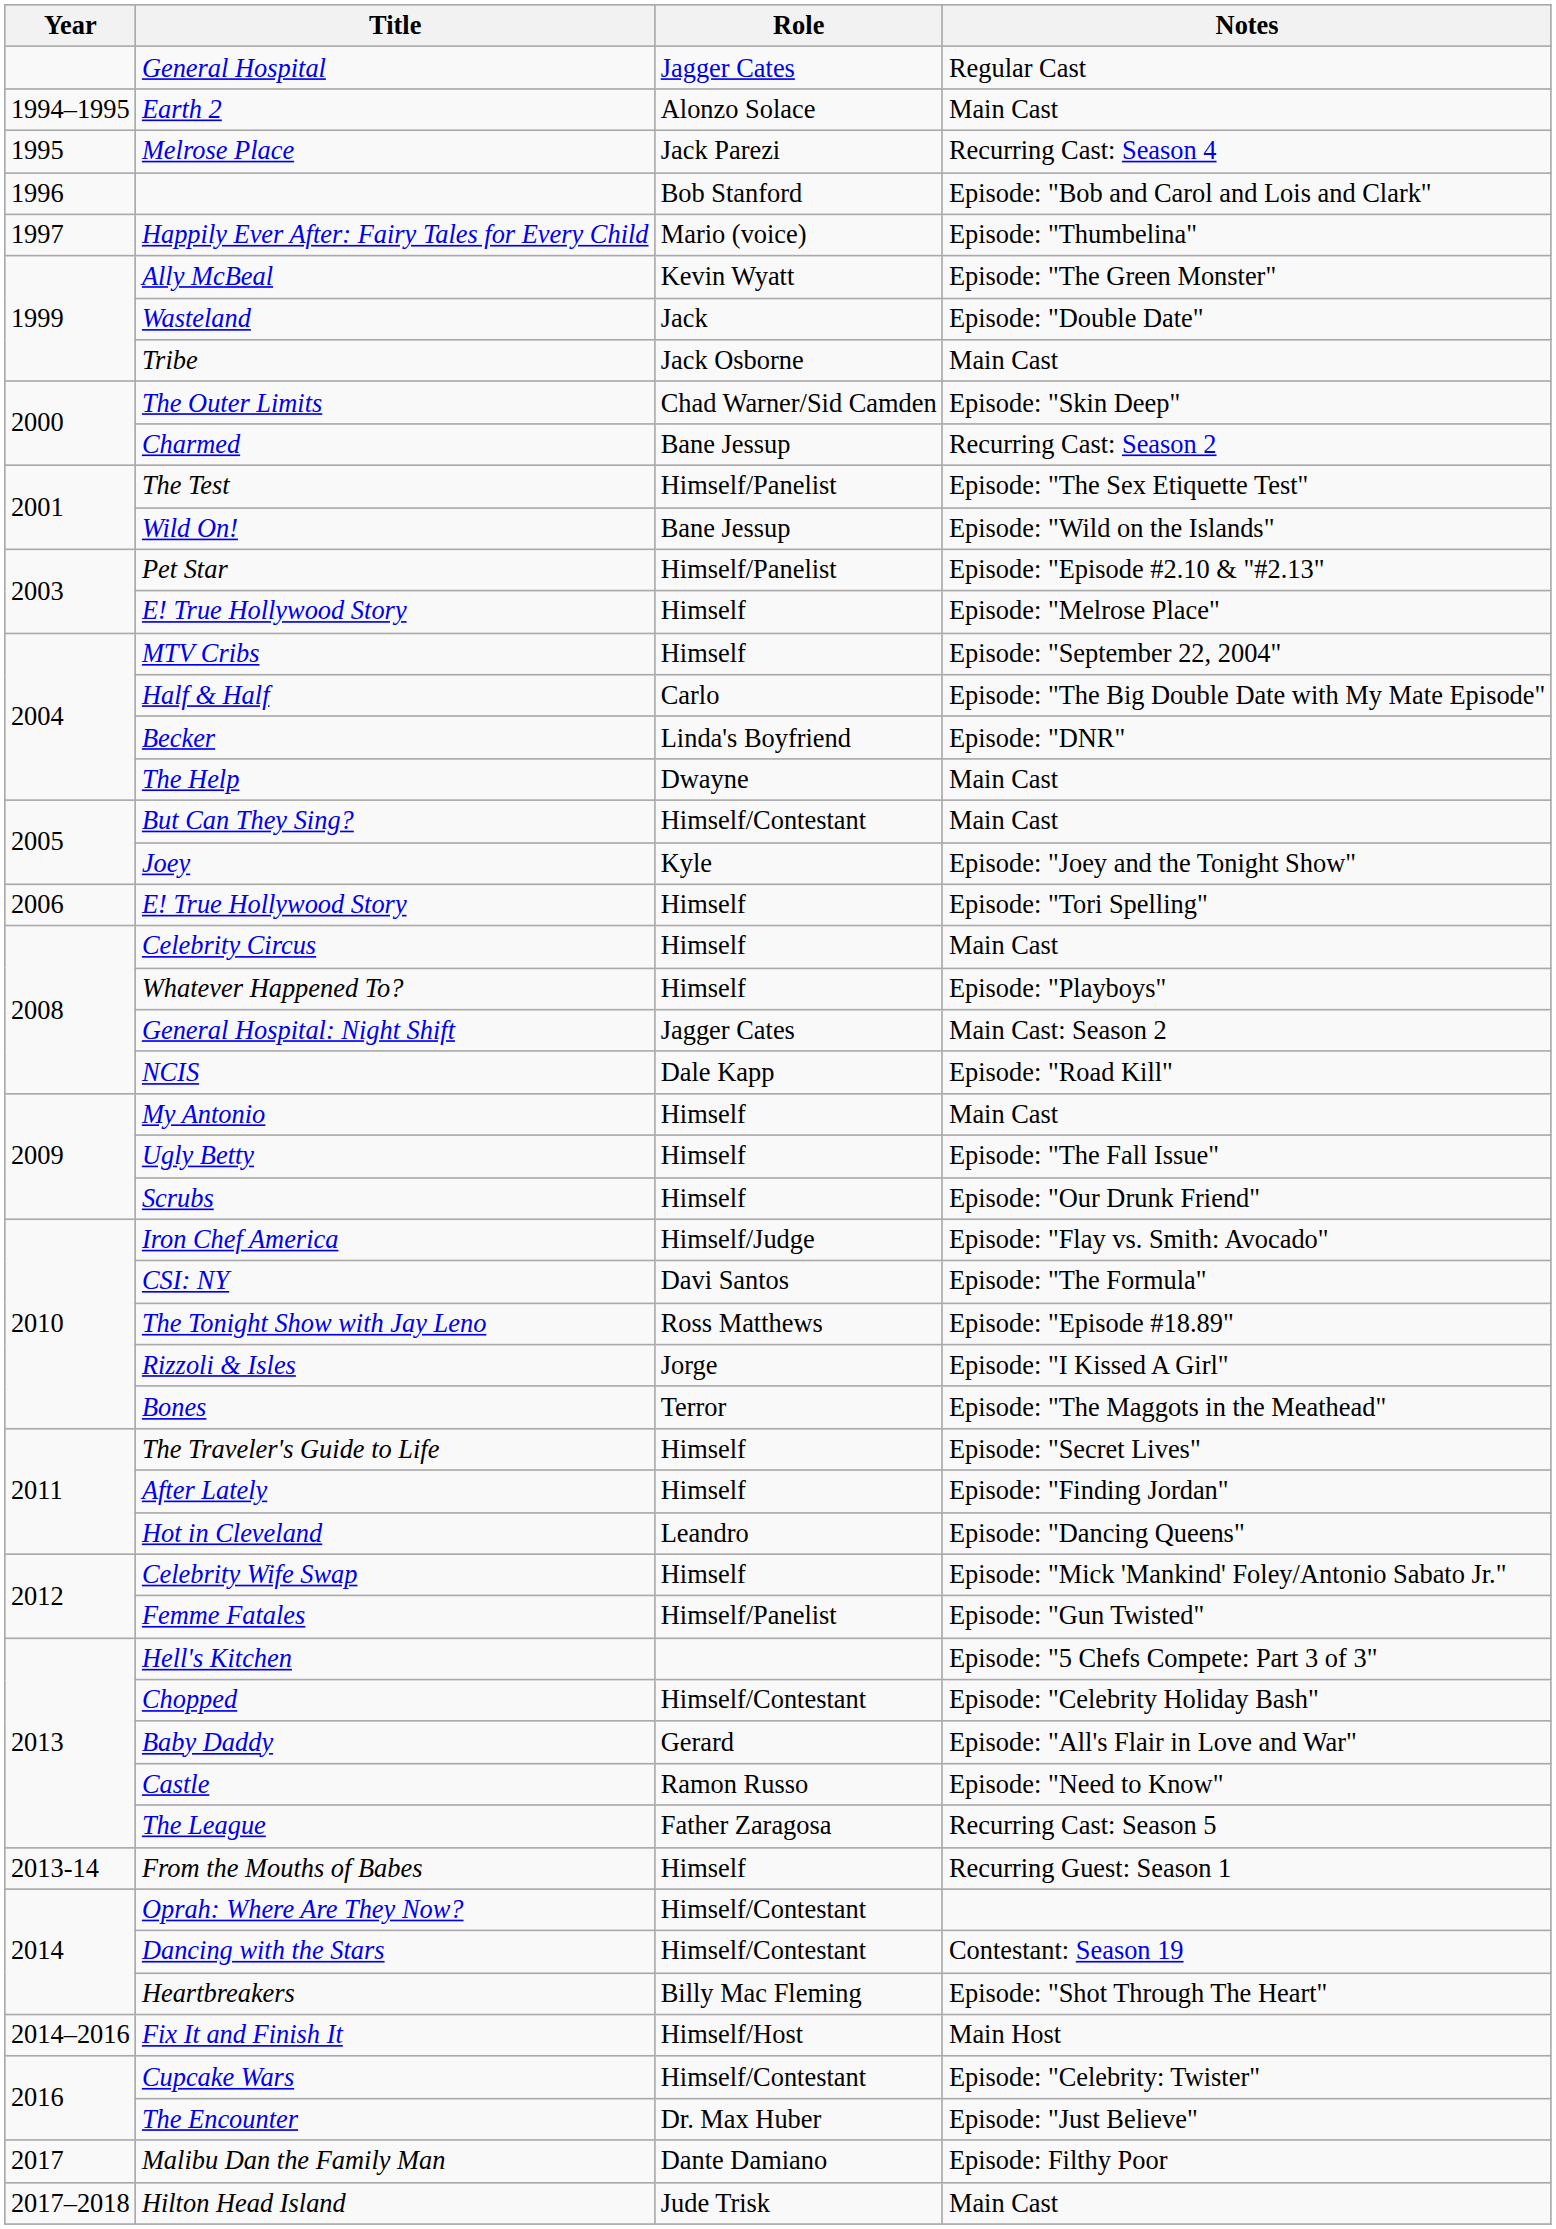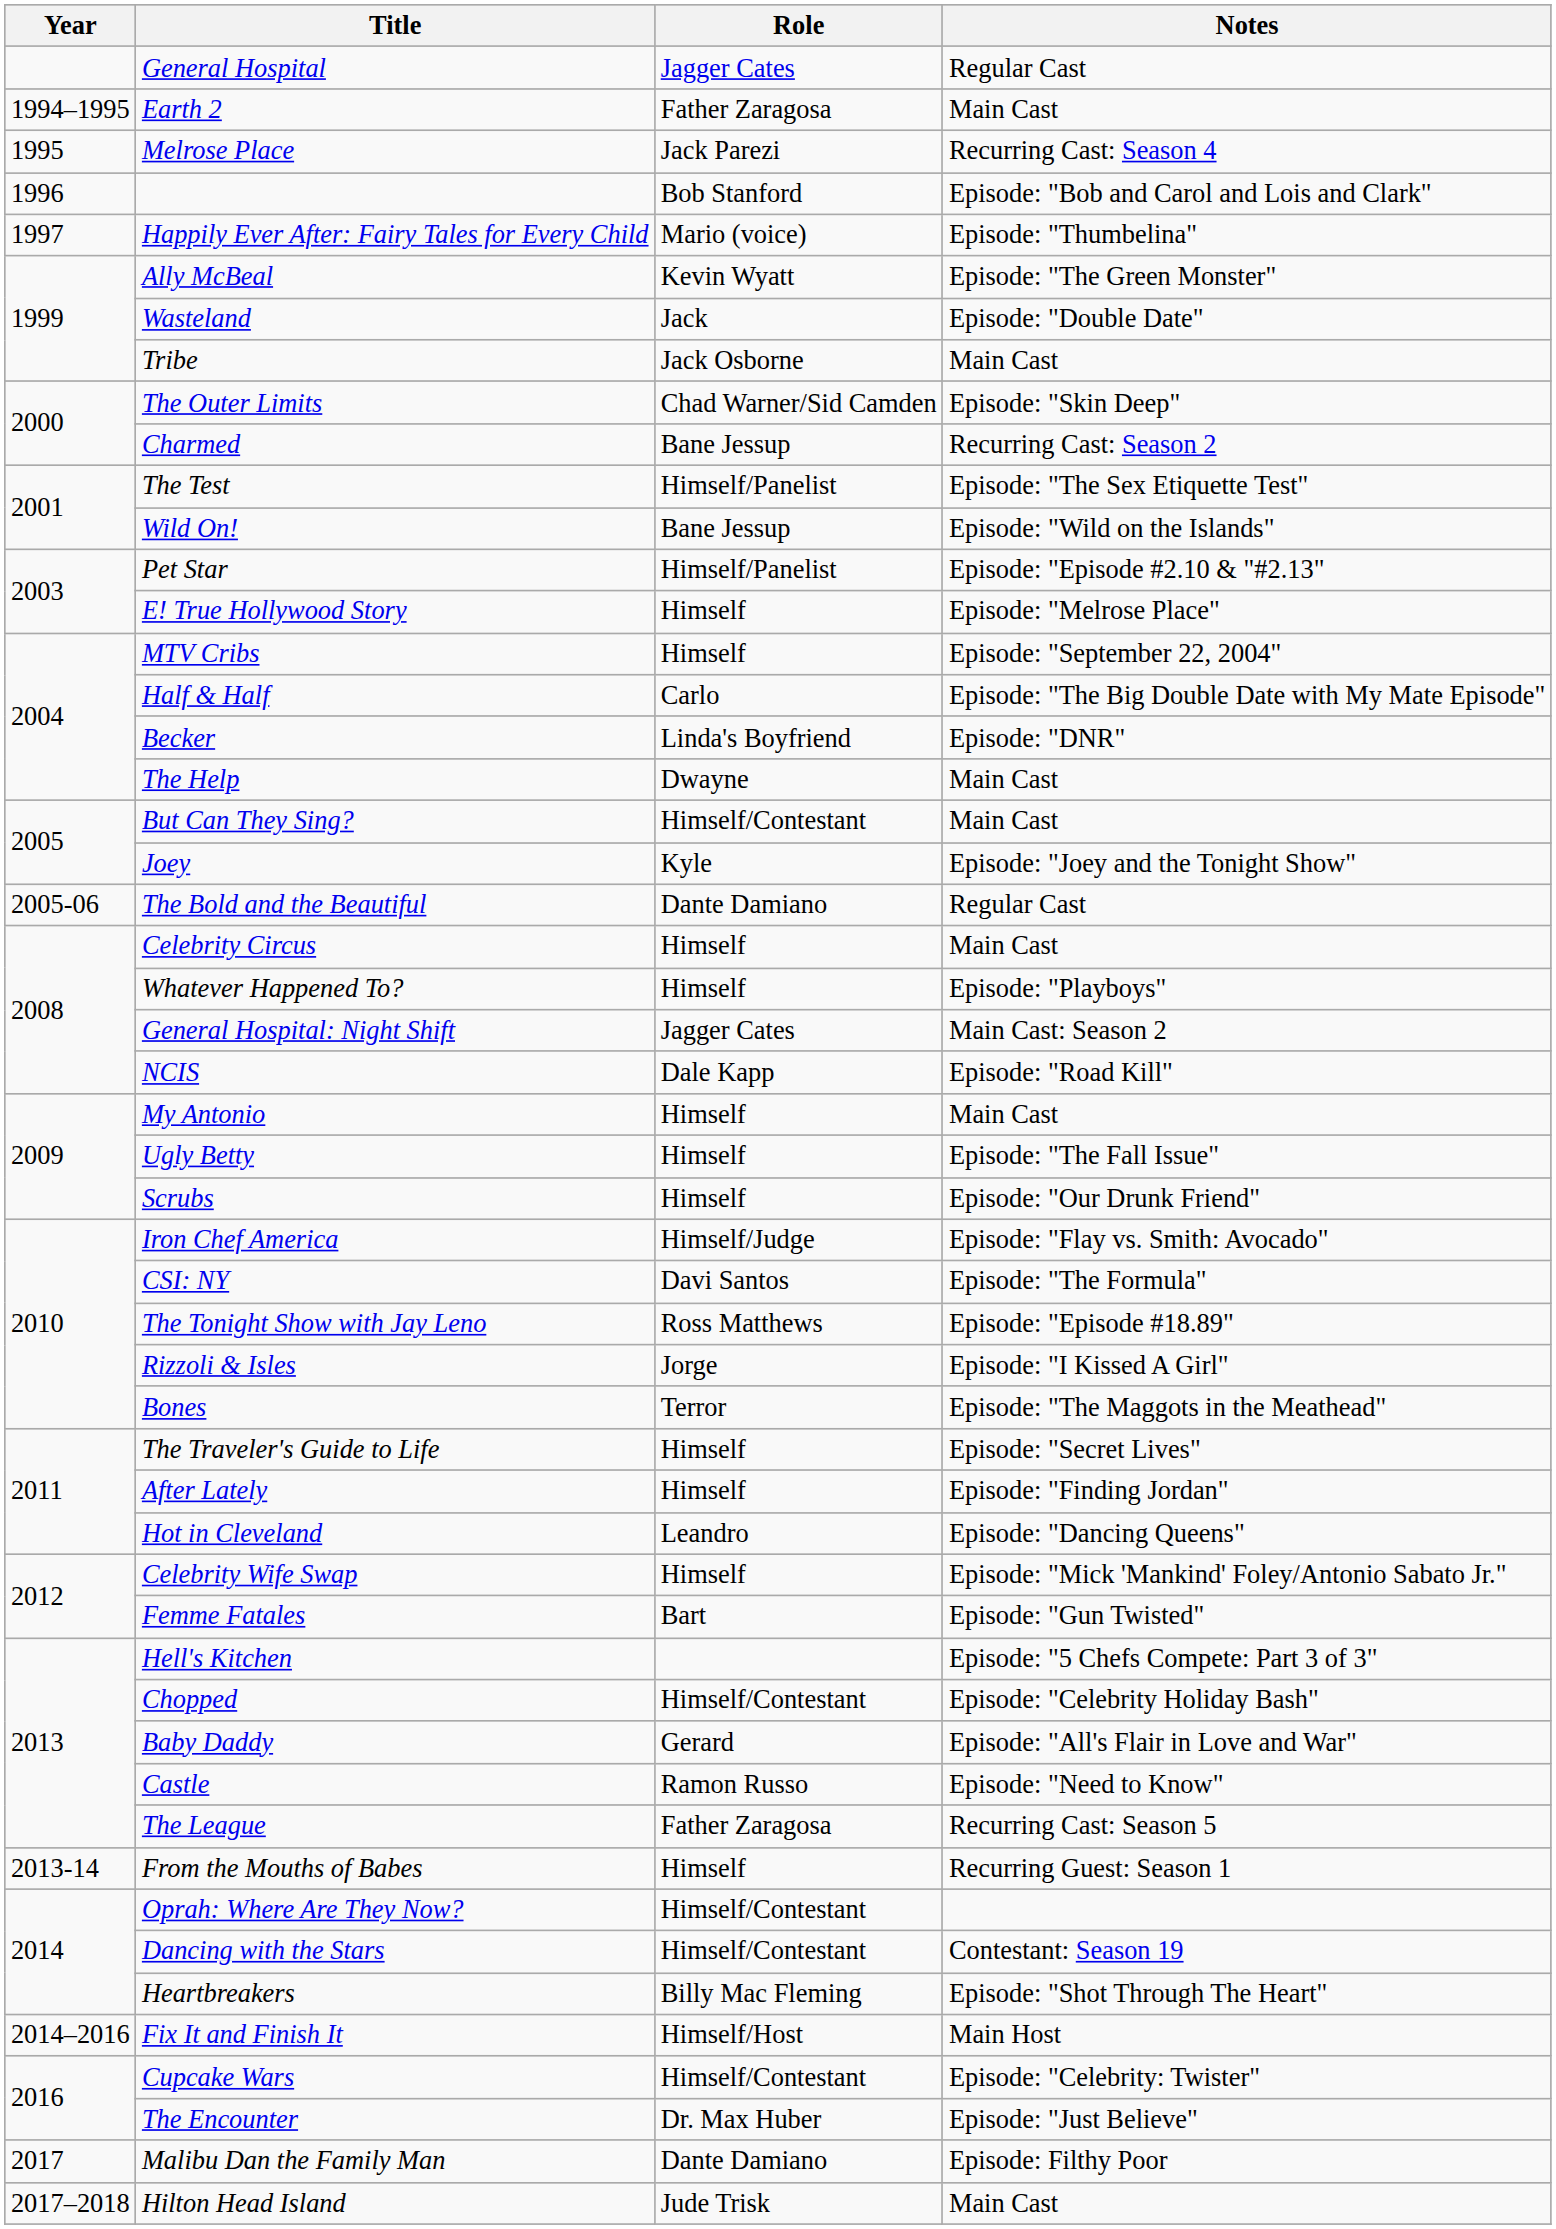(738, 109) Alonzo Solace -> (746, 109) Father Zaragosa
+ row: (284, 904)
- row: (274, 904)
(749, 1616) Himself/Panelist -> (683, 1616) Bart
